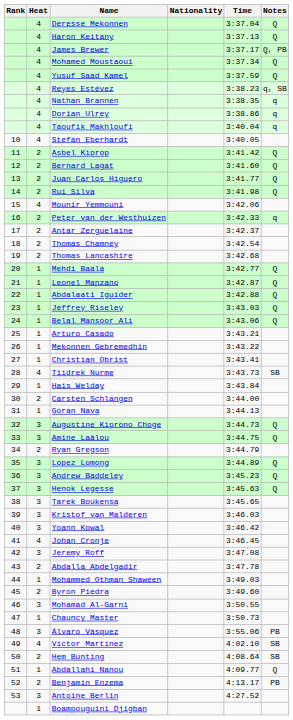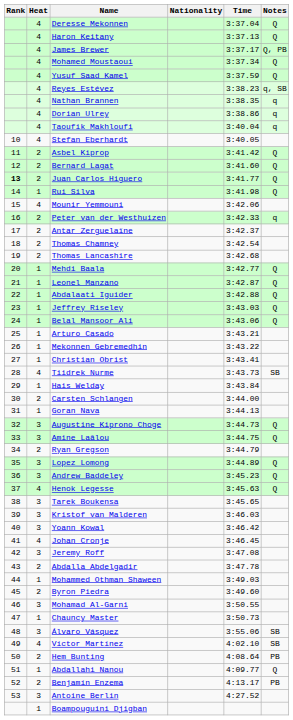(16, 179) normal -> (16, 179) bold
(39, 192) 2 -> (39, 192) 1
(39, 489) 3 -> (39, 489) 4
(275, 631) PB -> (275, 631) SB
(275, 657) SB -> (275, 657) PB
